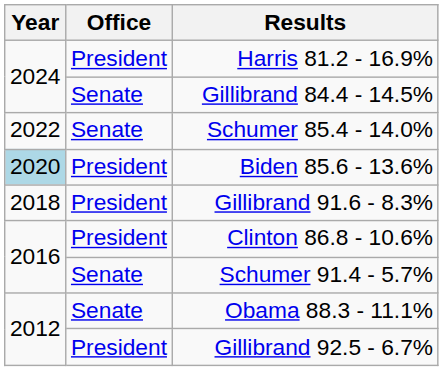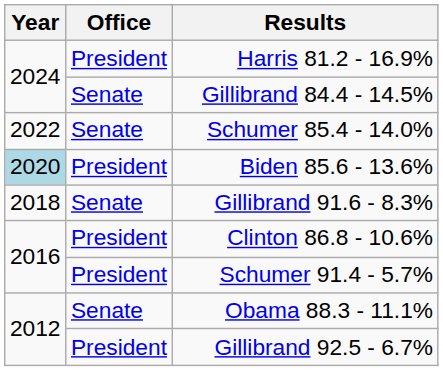(119, 202) President -> (107, 202) Senate
(107, 274) Senate -> (119, 274) President
